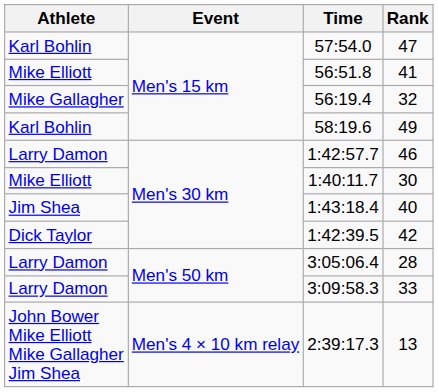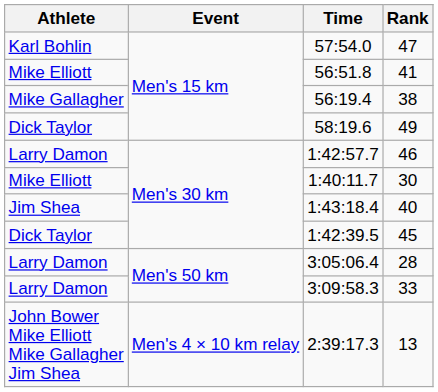(408, 100) 32 -> (408, 100) 38
(50, 127) Karl Bohlin -> (50, 127) Dick Taylor
(408, 235) 42 -> (408, 235) 45
